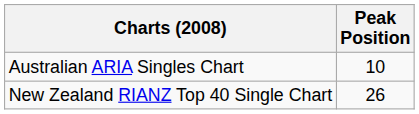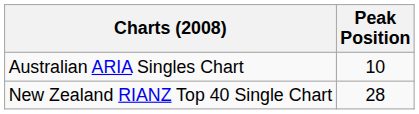(375, 94) 26 -> (375, 94) 28
